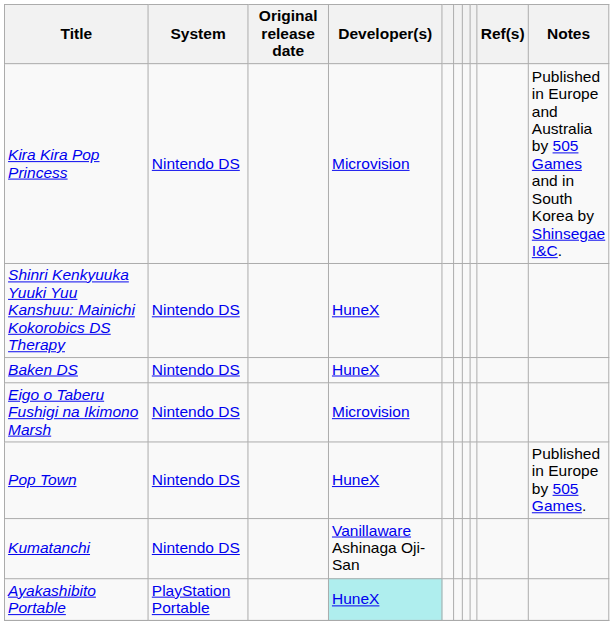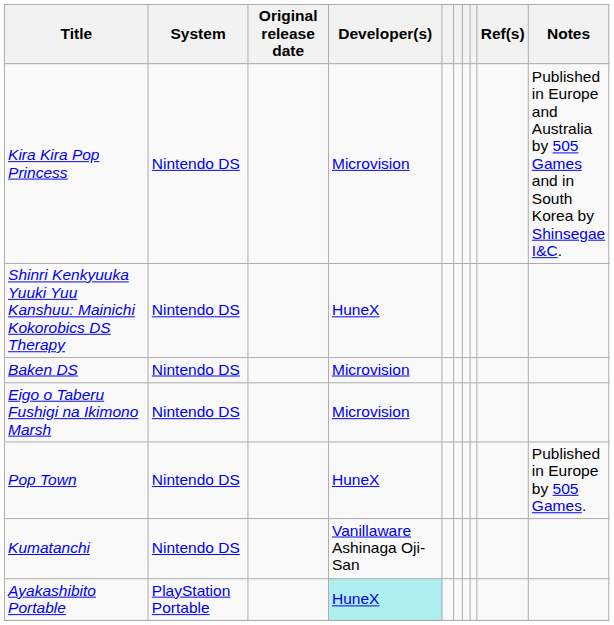(356, 370) HuneX -> (371, 370) Microvision
